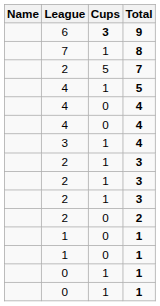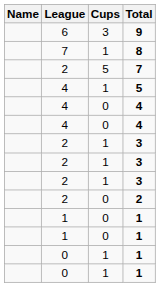(105, 32) bold -> (105, 32) normal
- row: (65, 144)
